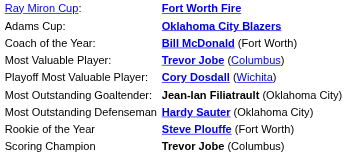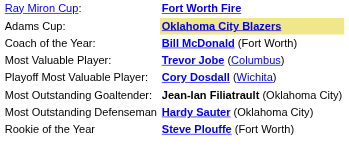(222, 26) no background -> (222, 26) khaki background
- row: (50, 147)
